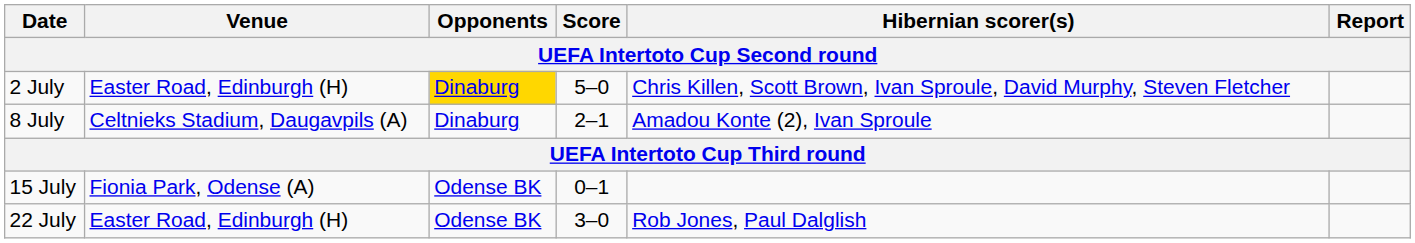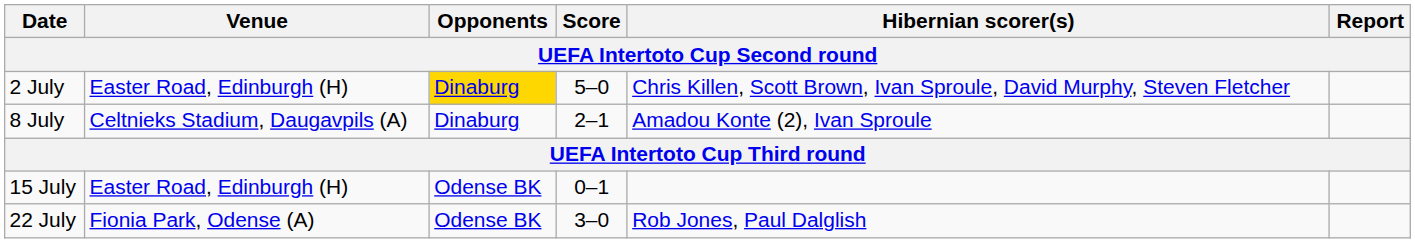(202, 187) Fionia Park, Odense (A) -> (219, 187) Easter Road, Edinburgh (H)
(219, 220) Easter Road, Edinburgh (H) -> (202, 220) Fionia Park, Odense (A)
